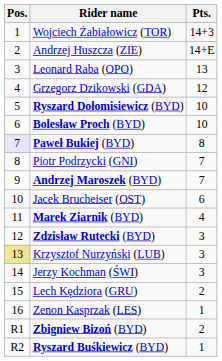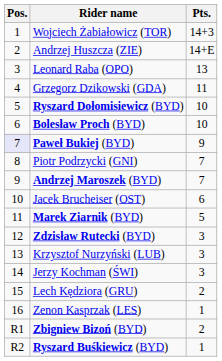(202, 87) 12 -> (202, 87) 11
(202, 143) 8 -> (202, 143) 9
(202, 217) 4 -> (202, 217) 5
(17, 254) khaki background -> (17, 254) no background
